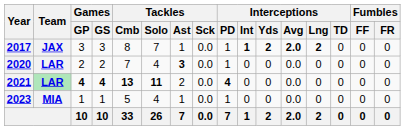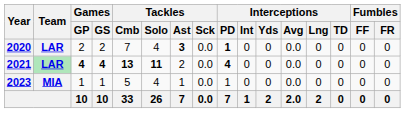- row: (19, 47)
(227, 64) normal -> (227, 47) bold
